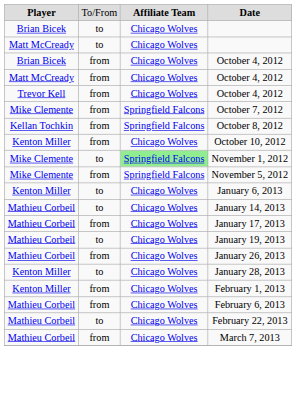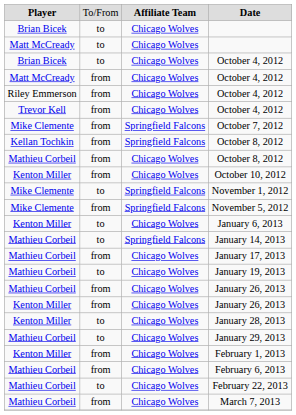(99, 61) from -> (101, 61) to
+ row: (42, 93)
+ row: (42, 158)
(164, 158) lightgreen background -> (165, 191) no background
(164, 207) Chicago Wolves -> (165, 239) Springfield Falcons
+ row: (42, 304)
+ row: (42, 337)
